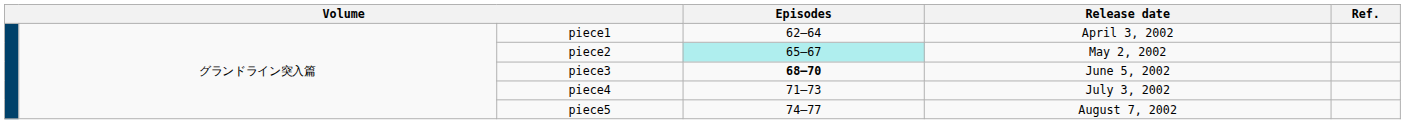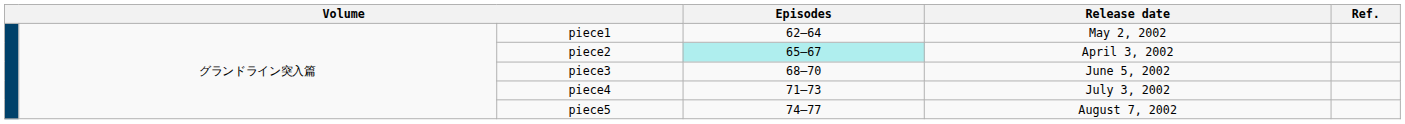(1128, 33) April 3, 2002 -> (1128, 33) May 2, 2002
(1128, 52) May 2, 2002 -> (1128, 52) April 3, 2002
(804, 71) bold -> (804, 71) normal
